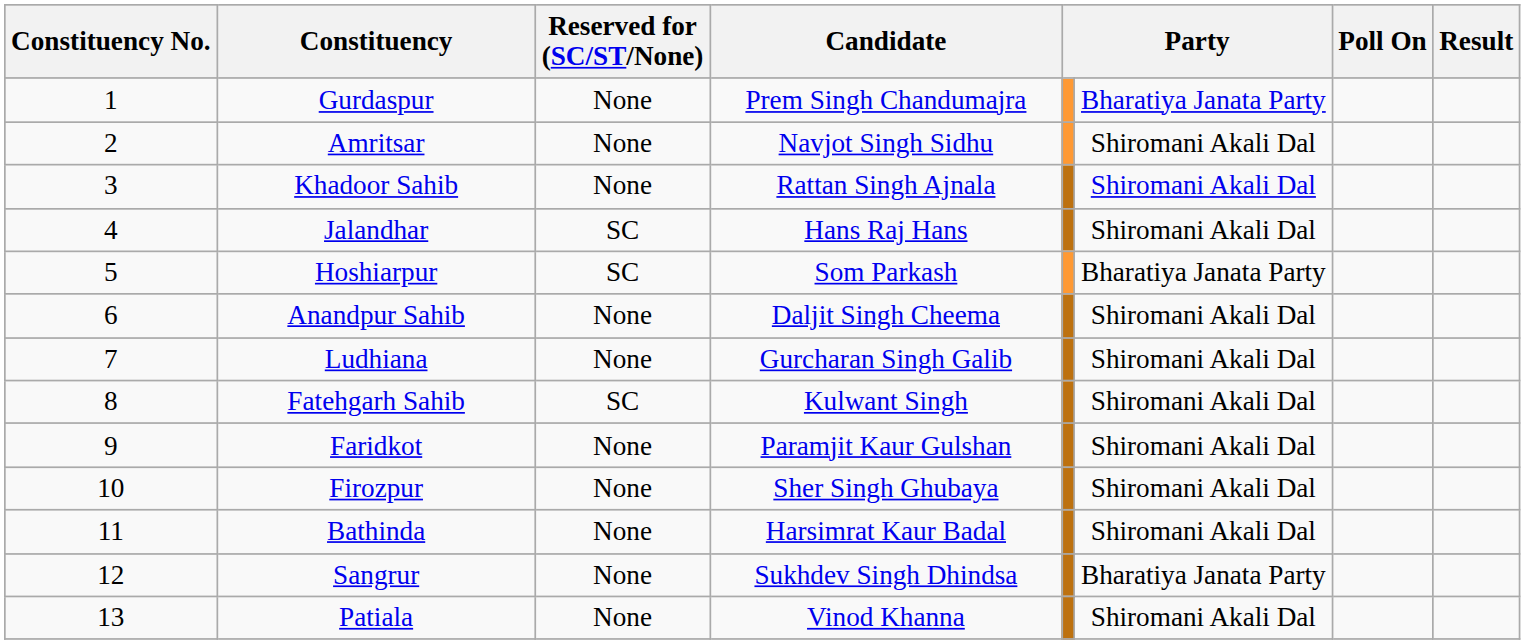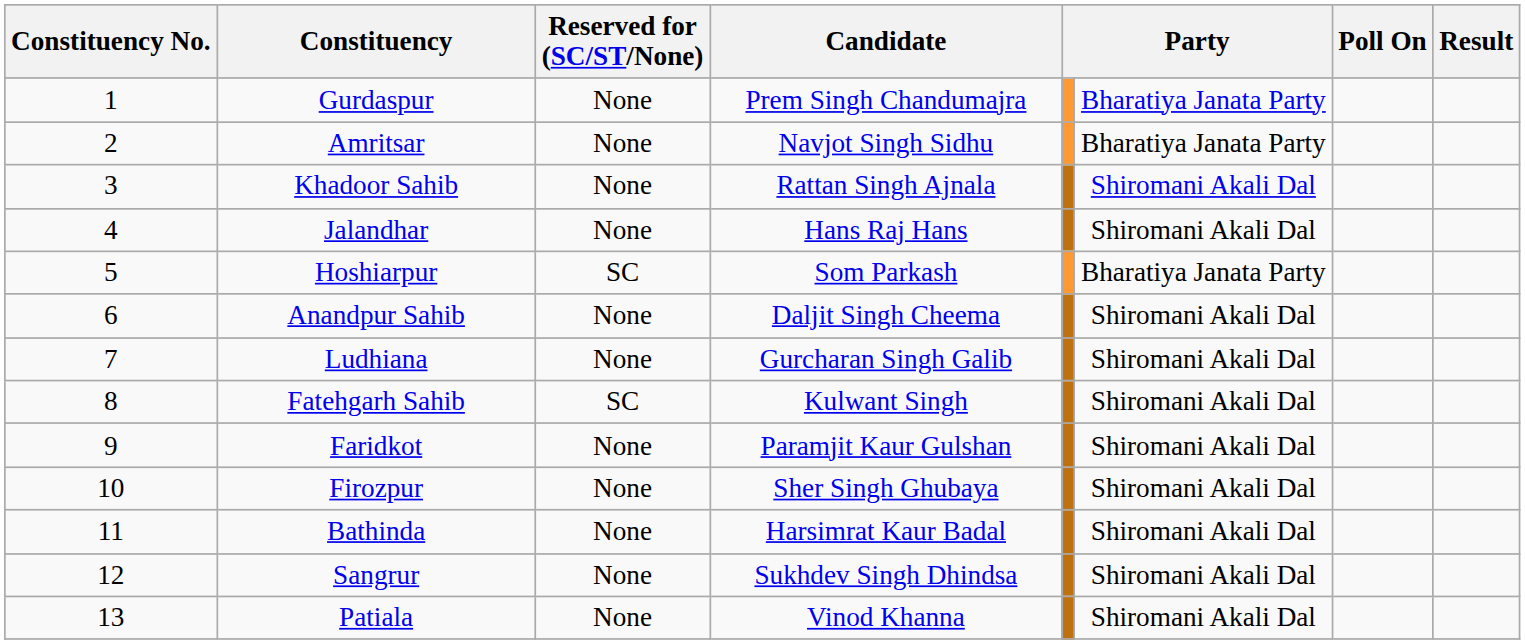(1203, 142) Shiromani Akali Dal -> (1203, 142) Bharatiya Janata Party
(623, 229) SC -> (623, 229) None
(1203, 574) Bharatiya Janata Party -> (1203, 574) Shiromani Akali Dal
